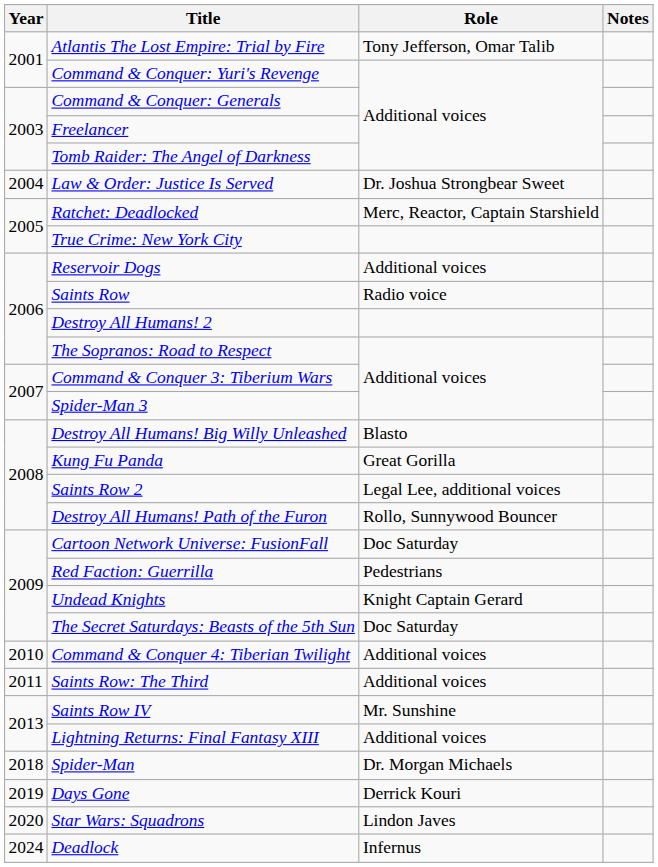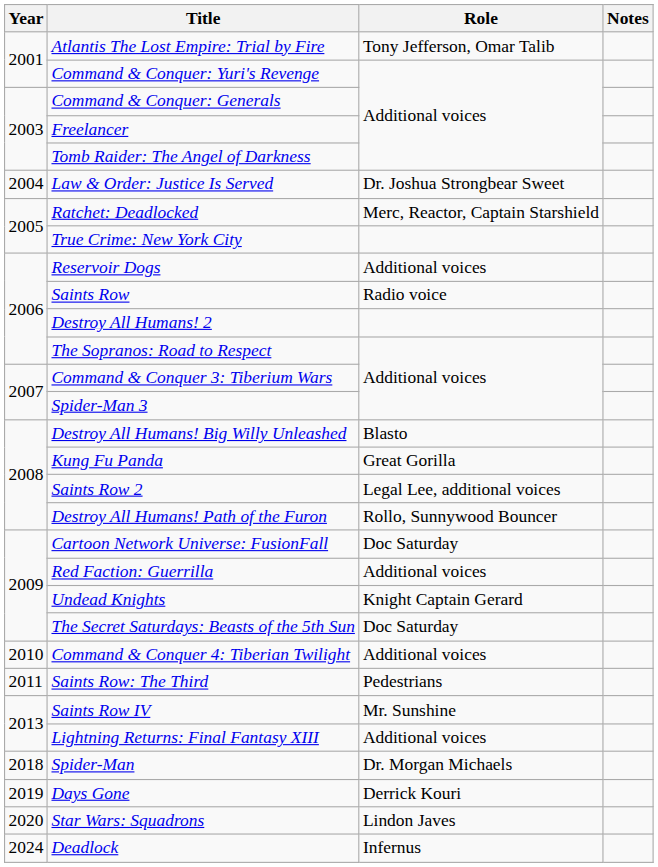(403, 571) Pedestrians -> (425, 571) Additional voices
(425, 682) Additional voices -> (403, 682) Pedestrians
